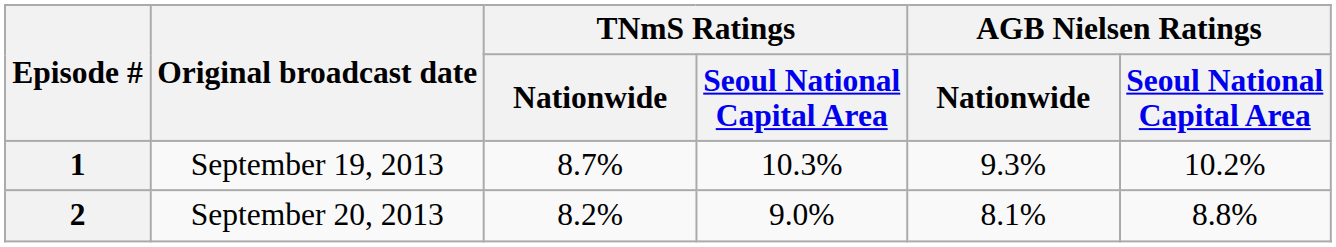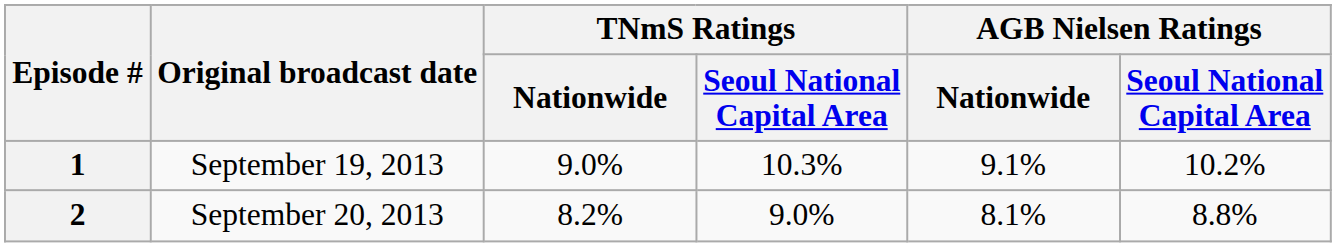(590, 164) 8.7% -> (590, 164) 9.0%
(1013, 164) 9.3% -> (1013, 164) 9.1%
